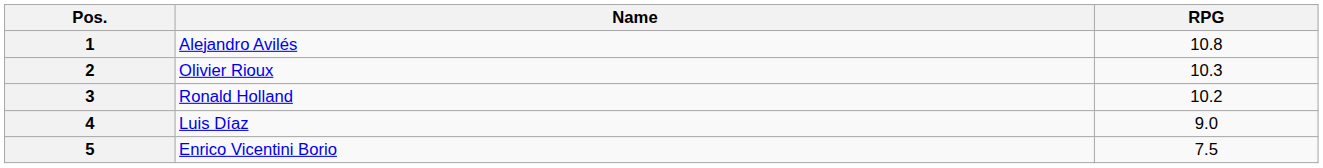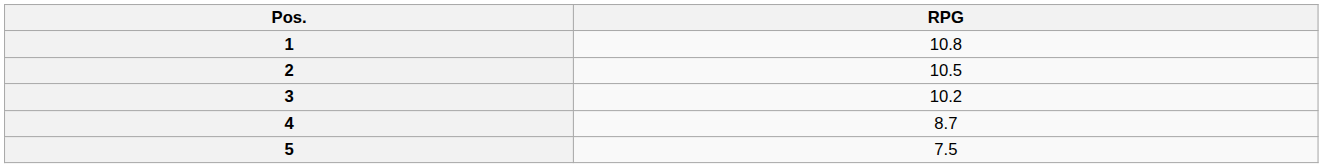- column: (635, 17)
(1206, 70) 10.3 -> (946, 70) 10.5
(1206, 123) 9.0 -> (946, 123) 8.7
